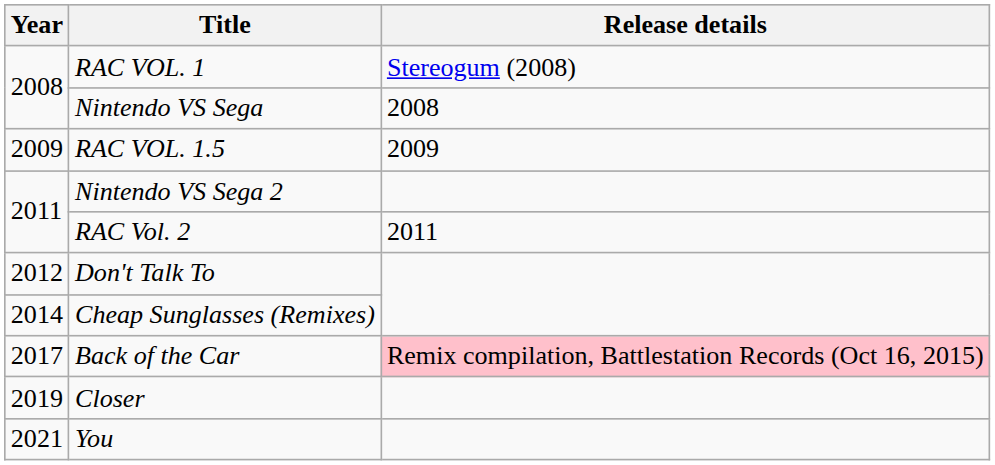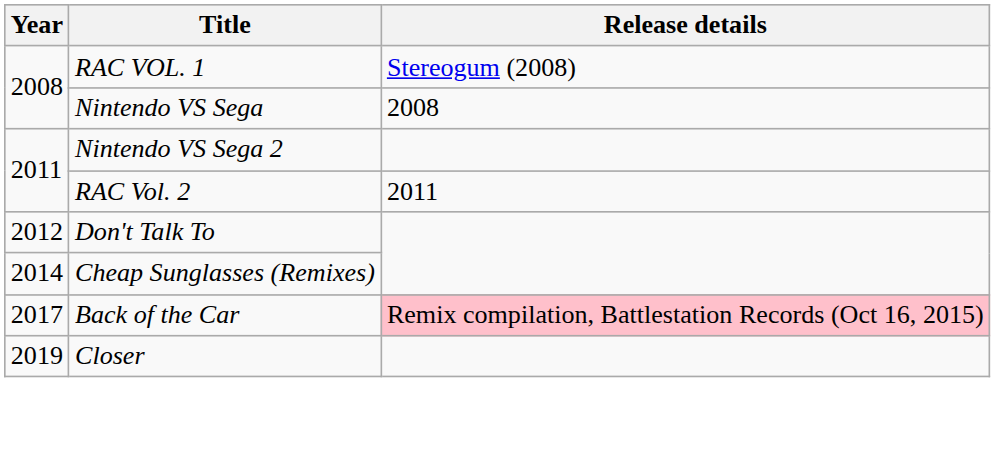- row: (150, 149)
- row: (94, 438)
